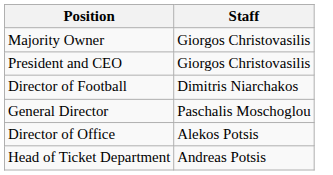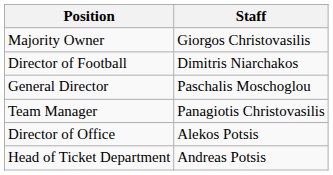- row: (65, 63)
+ row: (53, 110)
